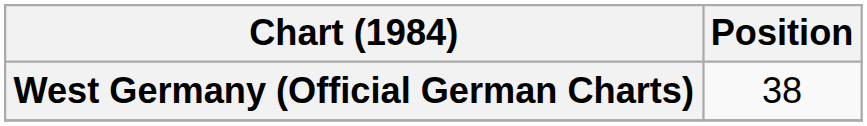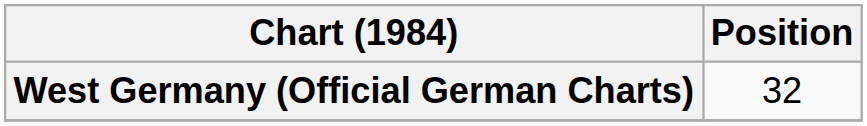(782, 90) 38 -> (782, 90) 32
